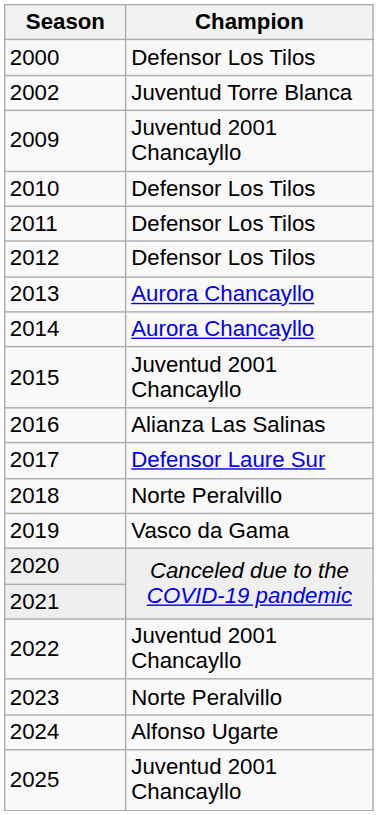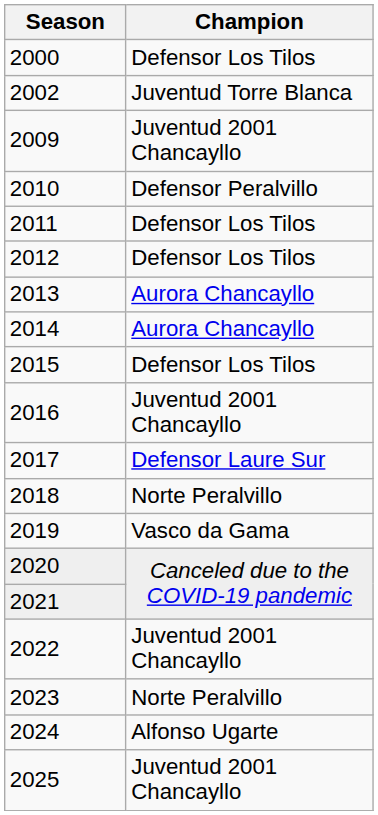(223, 188) Defensor Los Tilos -> (225, 188) Defensor Peralvillo
(204, 377) Juventud 2001 Chancayllo -> (223, 364) Defensor Los Tilos
(228, 424) Alianza Las Salinas -> (204, 412) Juventud 2001 Chancayllo
